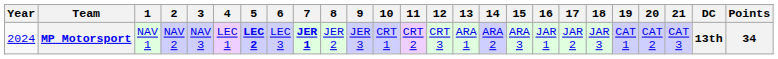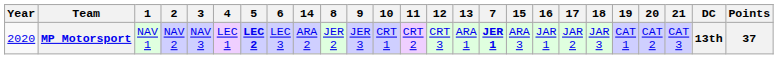columns swapped: (307, 14) <-> (493, 14)
(21, 38) 2024 -> (21, 38) 2020
(749, 38) 34 -> (749, 38) 37
